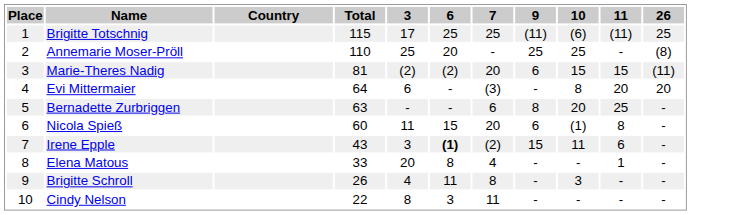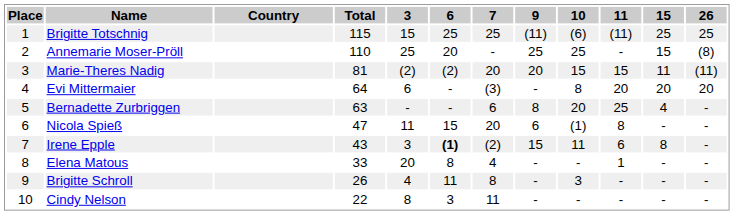+ column: (664, 15)
(407, 34) 17 -> (407, 34) 15
(535, 70) 6 -> (535, 70) 20
(360, 126) 60 -> (360, 126) 47
